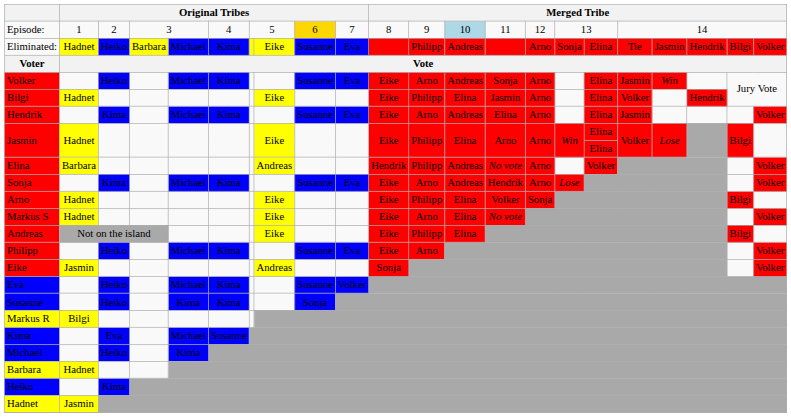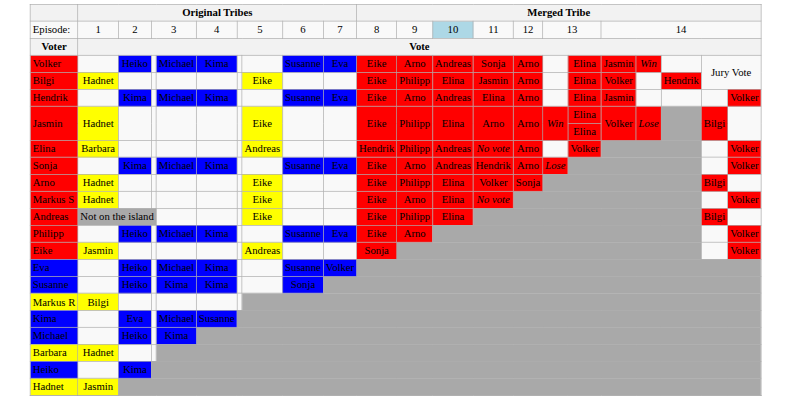(315, 30) gold background -> (303, 30) no background
- row: (32, 47)
